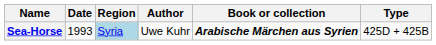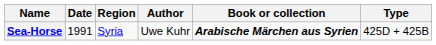(80, 31) 1993 -> (80, 31) 1991
(110, 31) lightblue background -> (110, 31) no background
